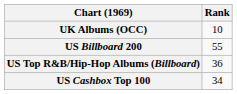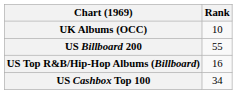(217, 64) 36 -> (217, 64) 16
